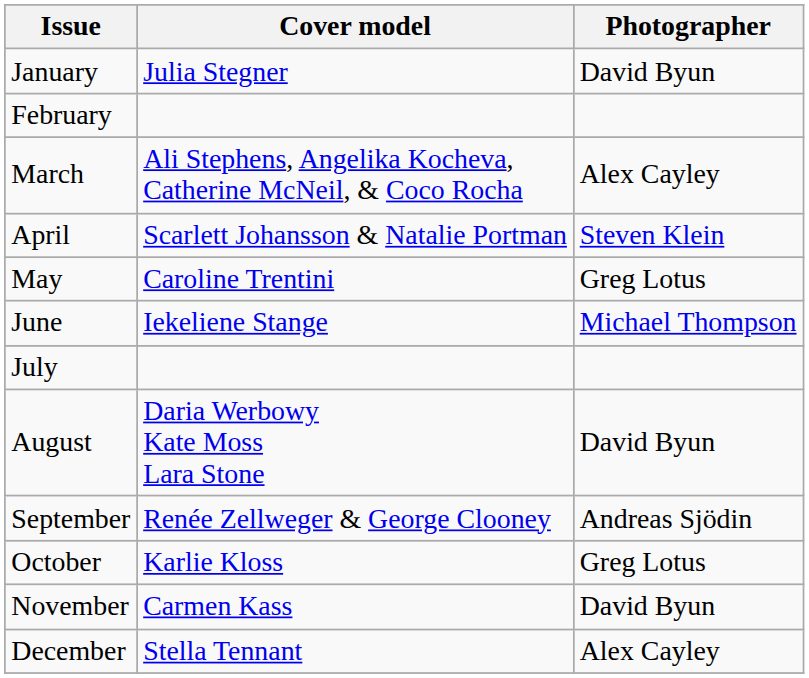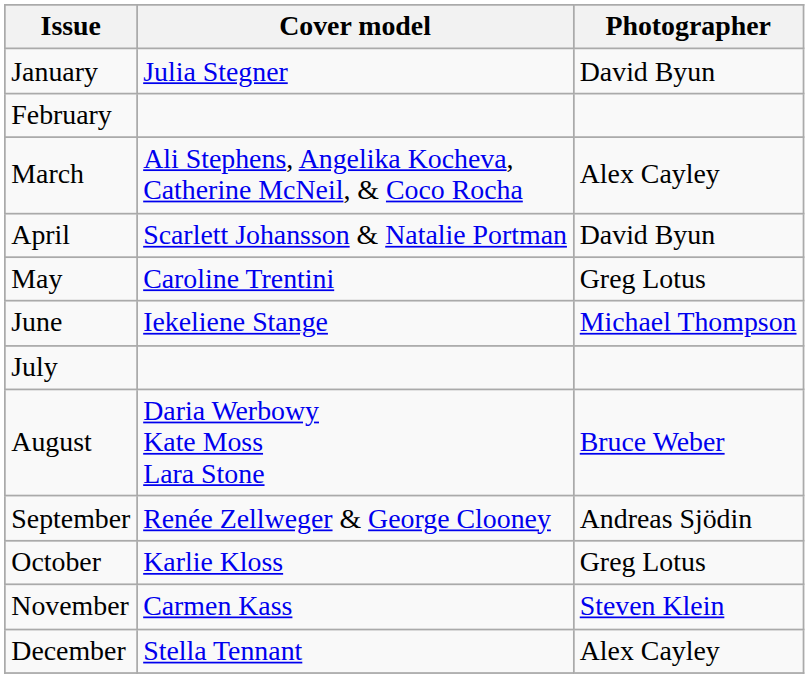(652, 234) Steven Klein -> (647, 234) David Byun
(647, 442) David Byun -> (652, 442) Bruce Weber
(647, 606) David Byun -> (652, 606) Steven Klein
